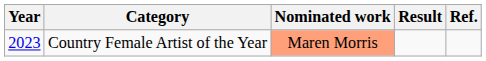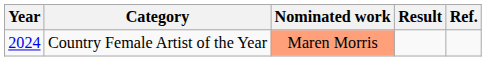(24, 42) 2023 -> (24, 42) 2024
